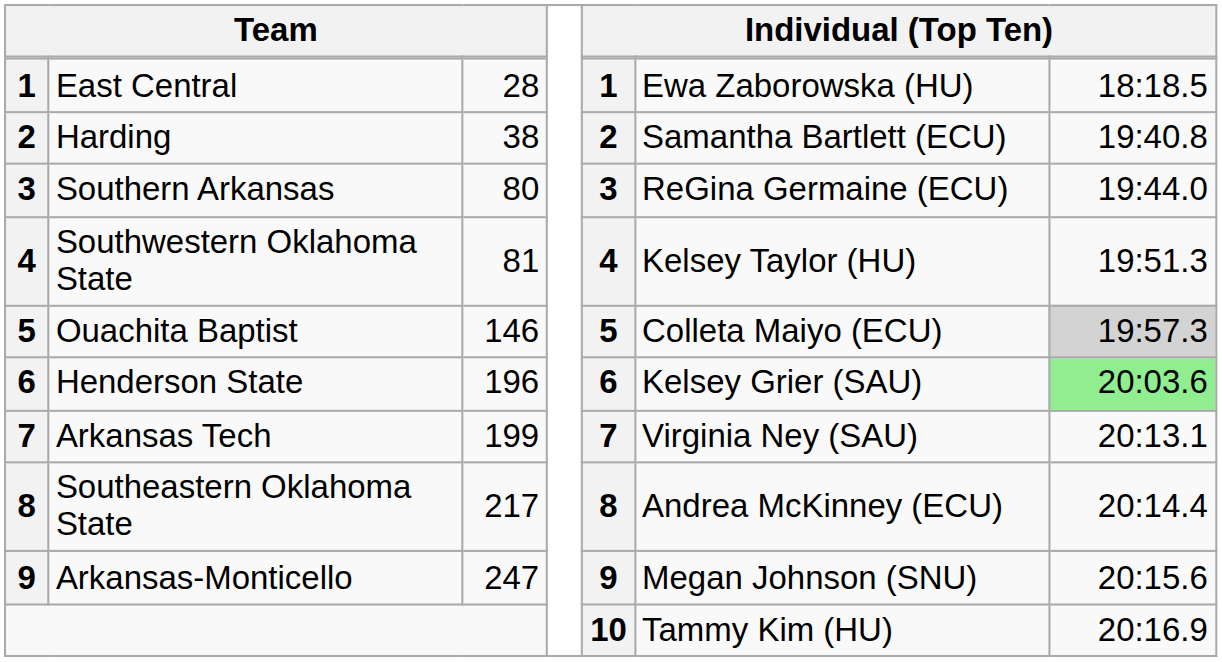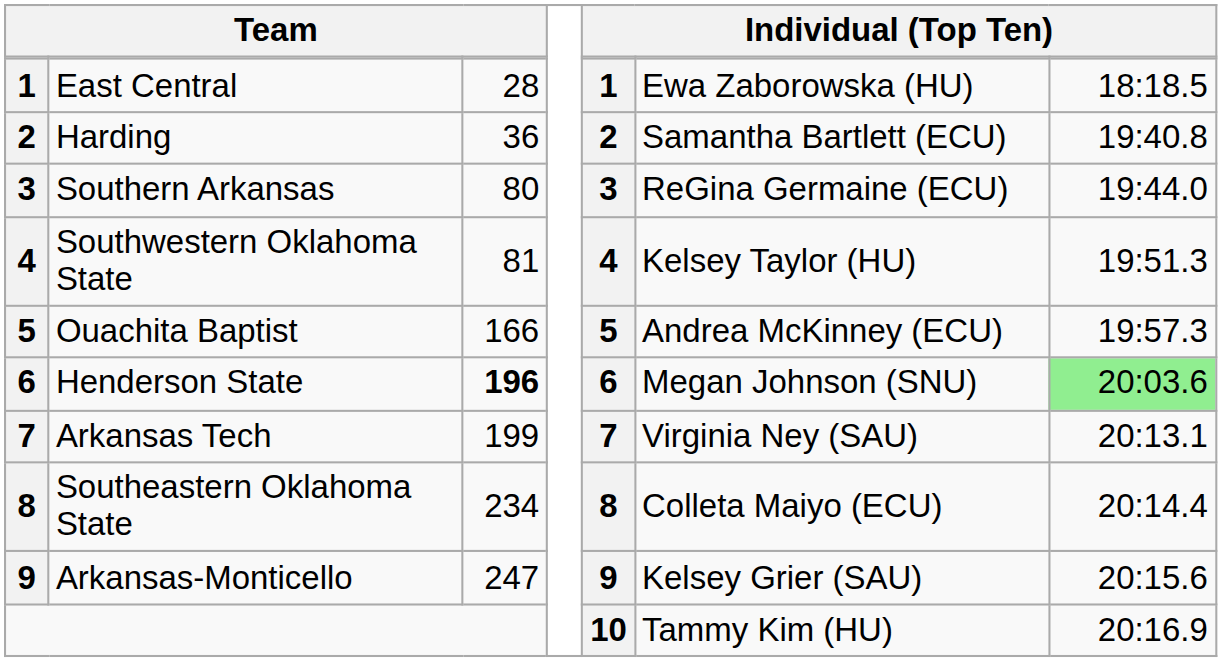(521, 137) 38 -> (521, 137) 36
(512, 331) 146 -> (512, 331) 166
(792, 331) Colleta Maiyo (ECU) -> (822, 331) Andrea McKinney (ECU)
(1153, 331) lightgrey background -> (1153, 331) no background
(512, 383) normal -> (512, 383) bold
(782, 383) Kelsey Grier (SAU) -> (810, 383) Megan Johnson (SNU)
(512, 506) 217 -> (512, 506) 234
(822, 506) Andrea McKinney (ECU) -> (792, 506) Colleta Maiyo (ECU)
(810, 577) Megan Johnson (SNU) -> (782, 577) Kelsey Grier (SAU)
